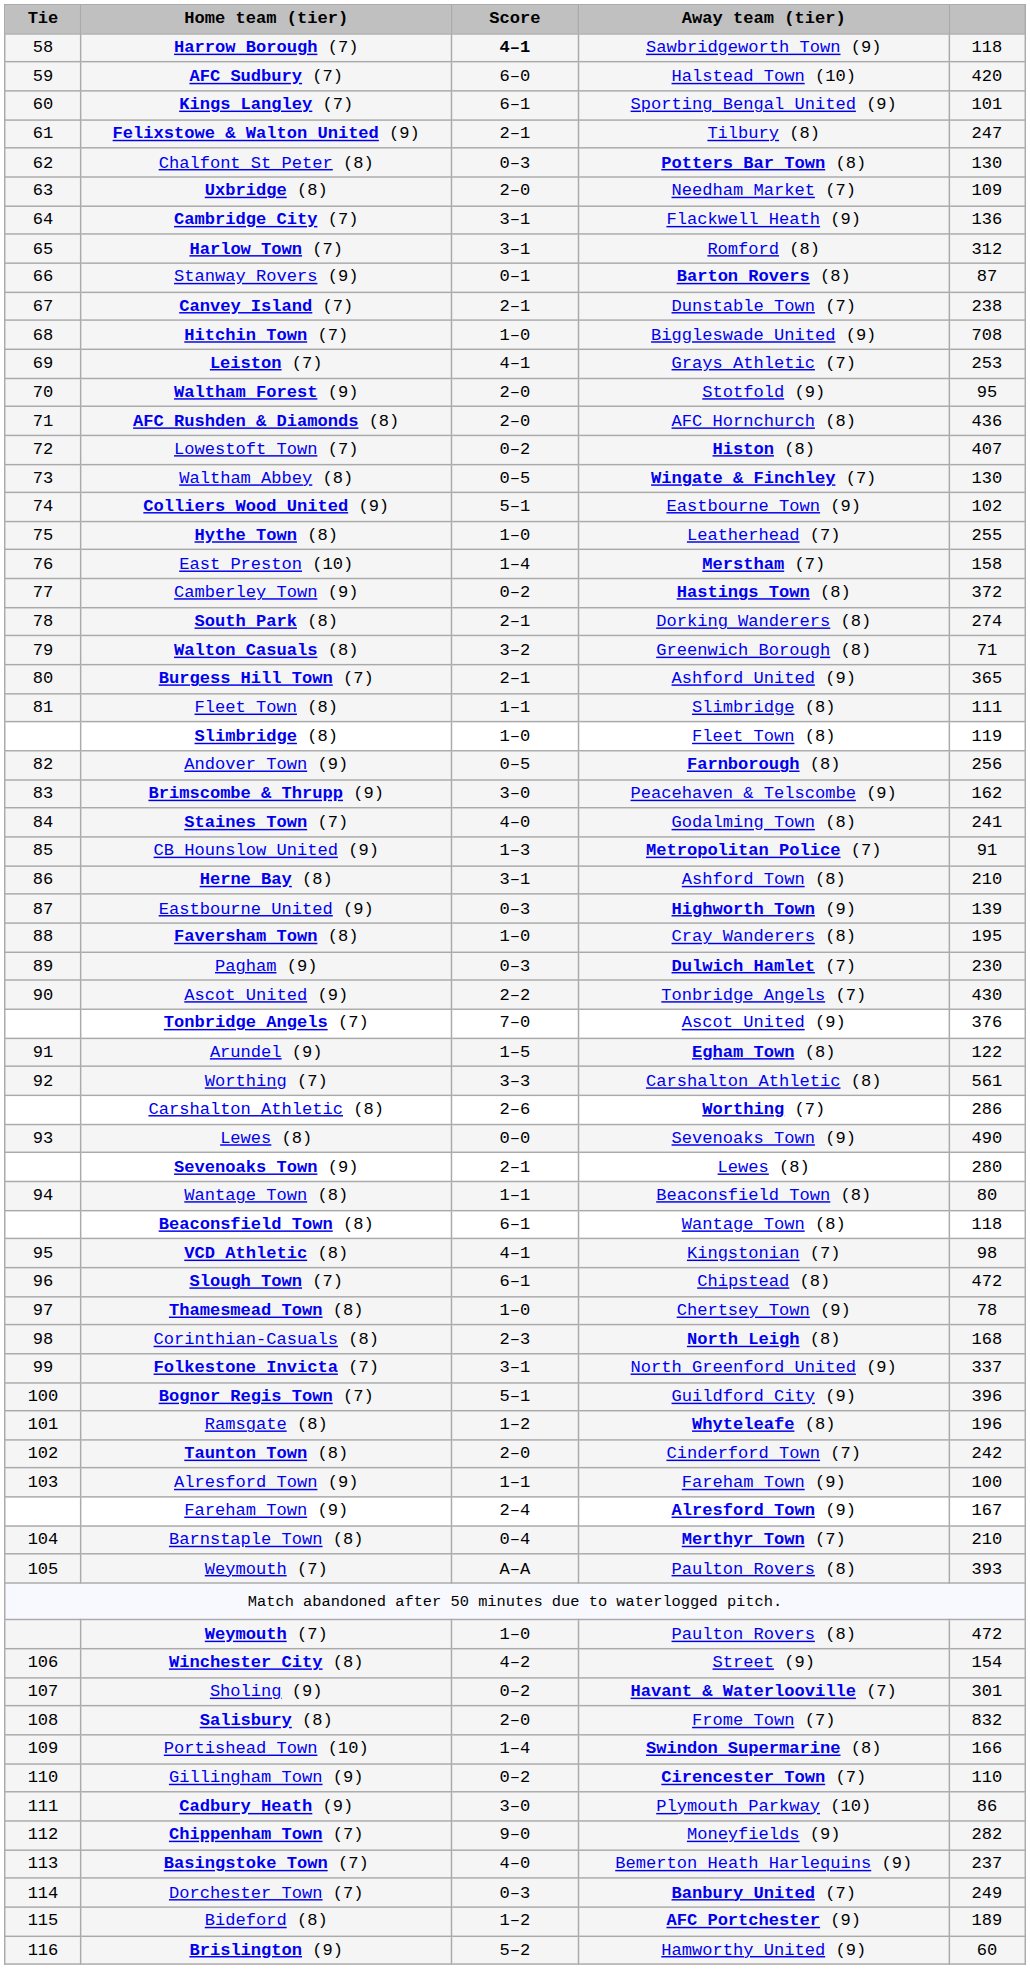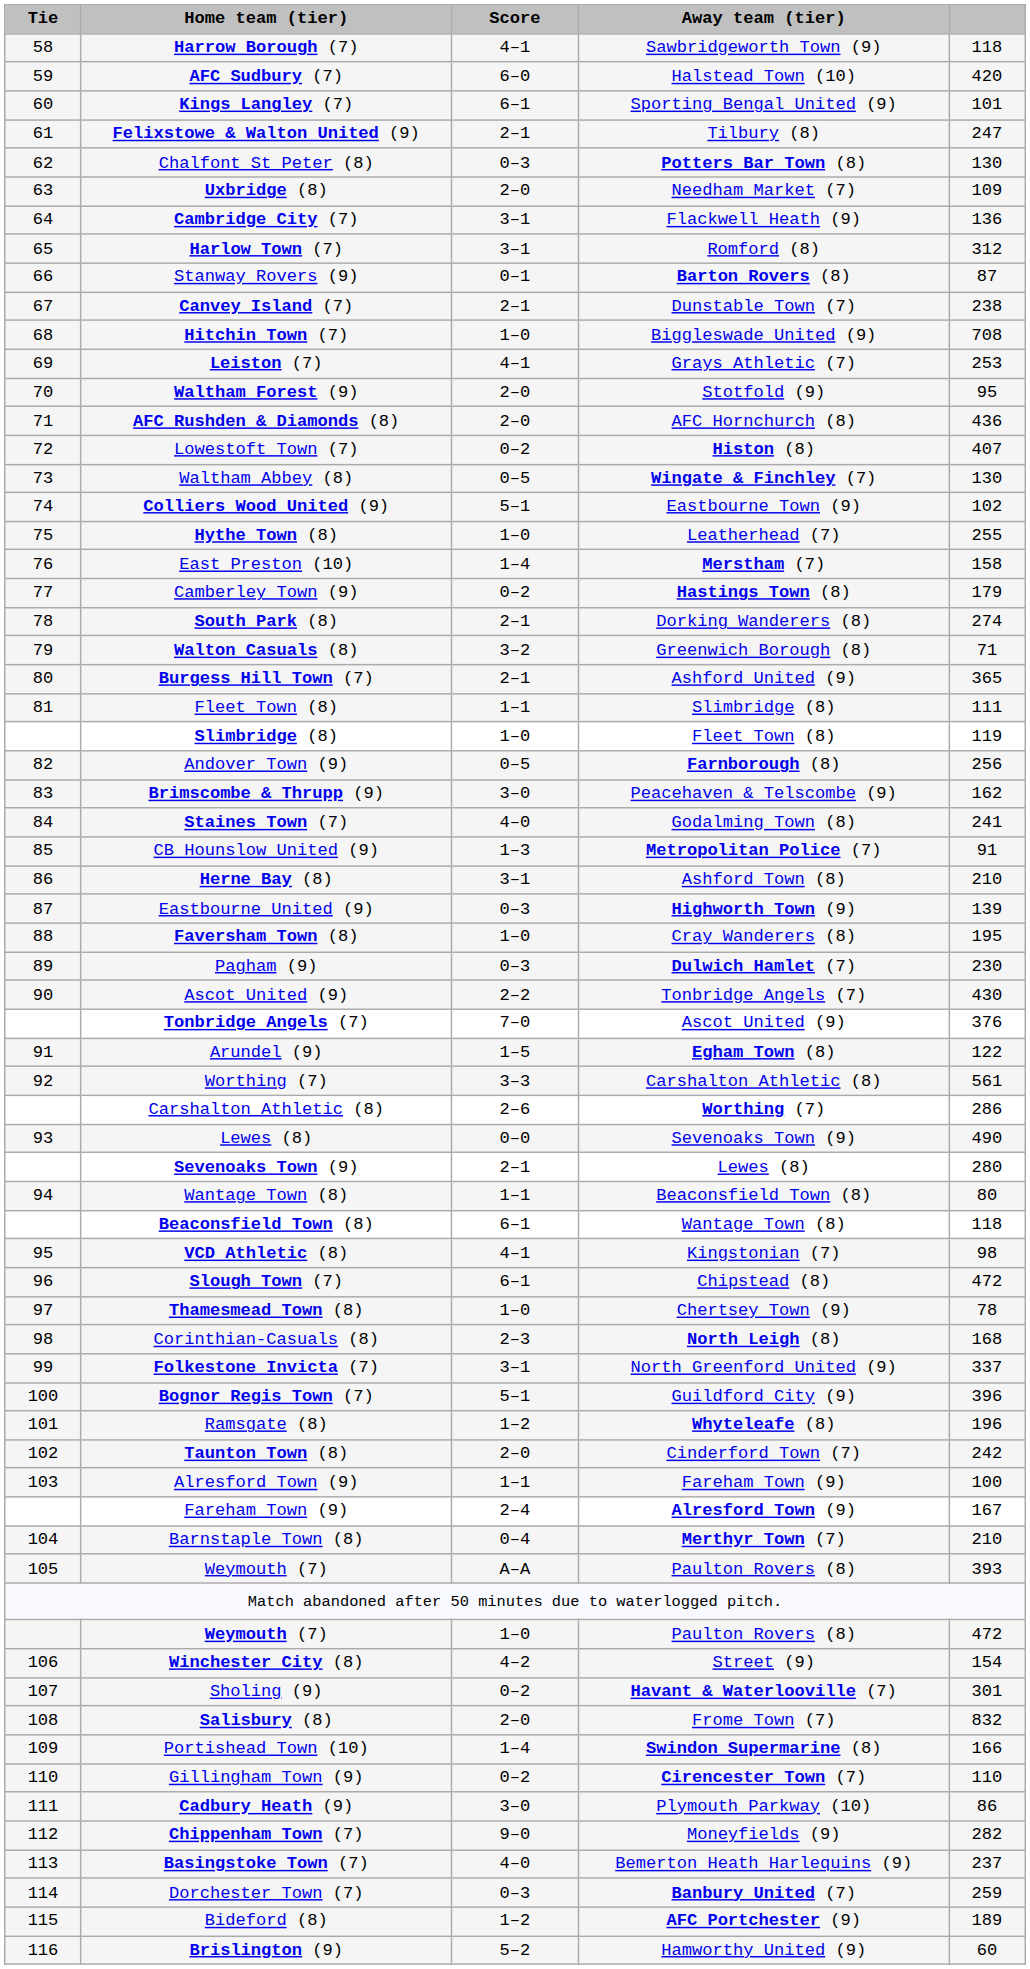(515, 47) bold -> (515, 47) normal
(987, 593) 372 -> (987, 593) 179
(987, 1892) 249 -> (987, 1892) 259
